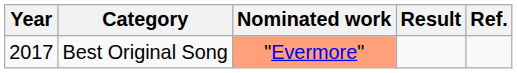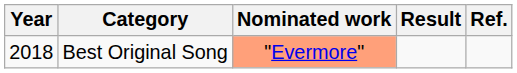(31, 51) 2017 -> (31, 51) 2018
